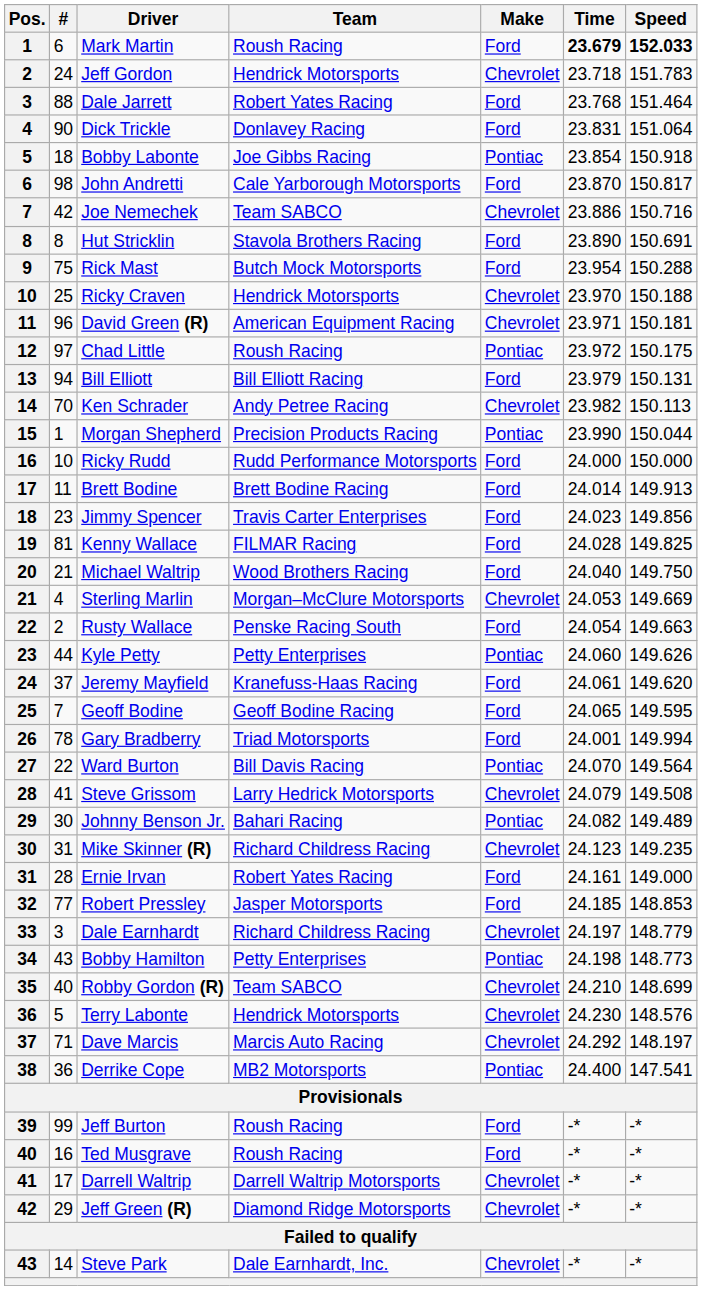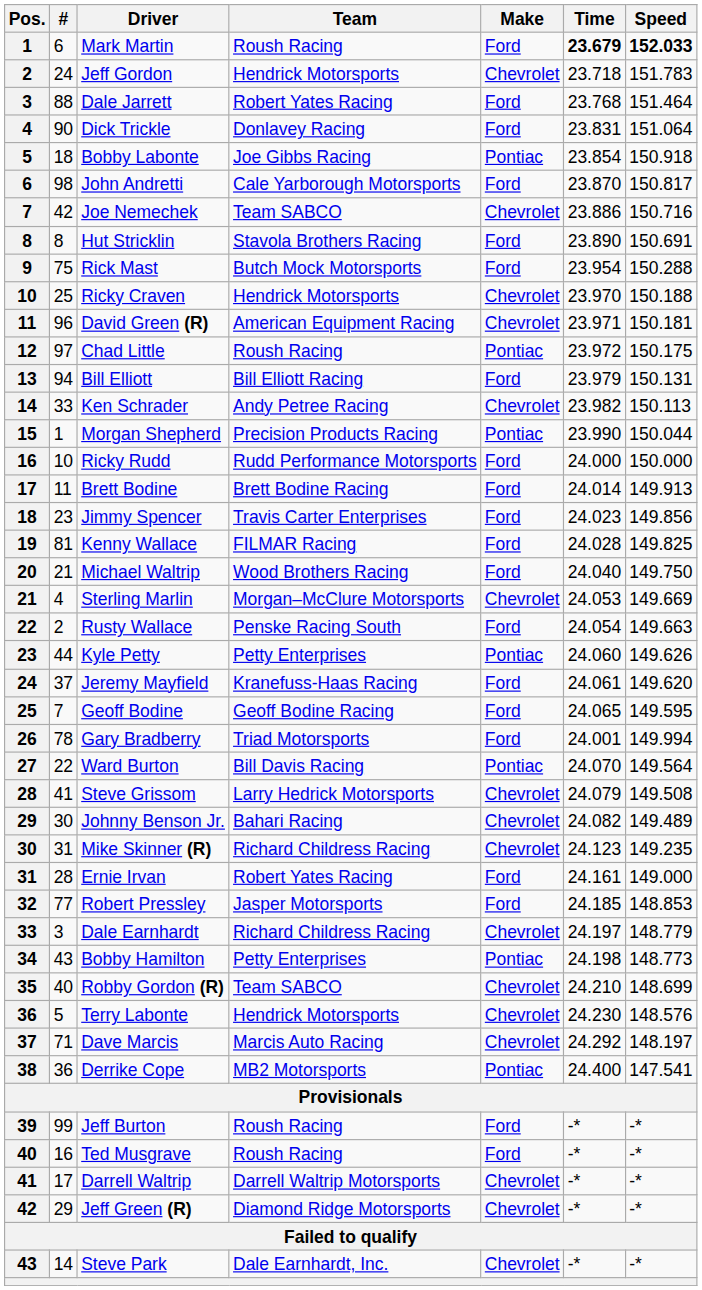(63, 406) 70 -> (63, 406) 33
(514, 821) Pontiac -> (522, 821) Chevrolet
